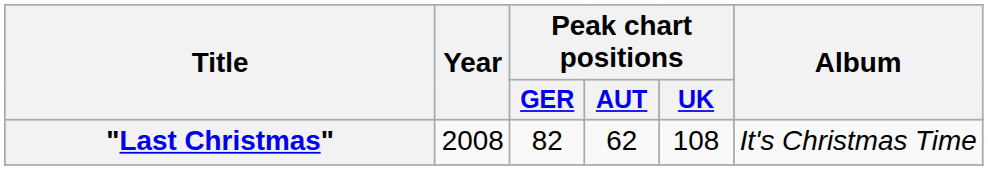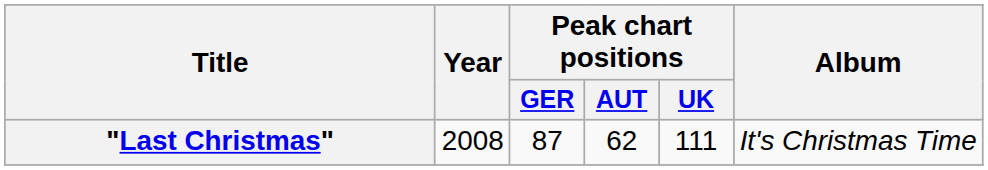(547, 141) 82 -> (547, 141) 87
(696, 141) 108 -> (696, 141) 111
